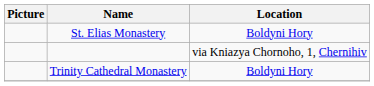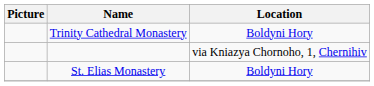rows swapped: (118, 71) <-> (118, 33)
